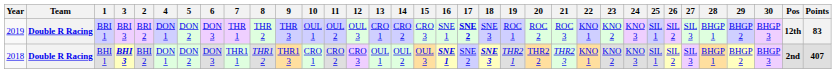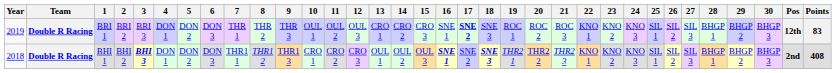columns swapped: (144, 11) <-> (124, 11)
(817, 56) 407 -> (817, 56) 408
